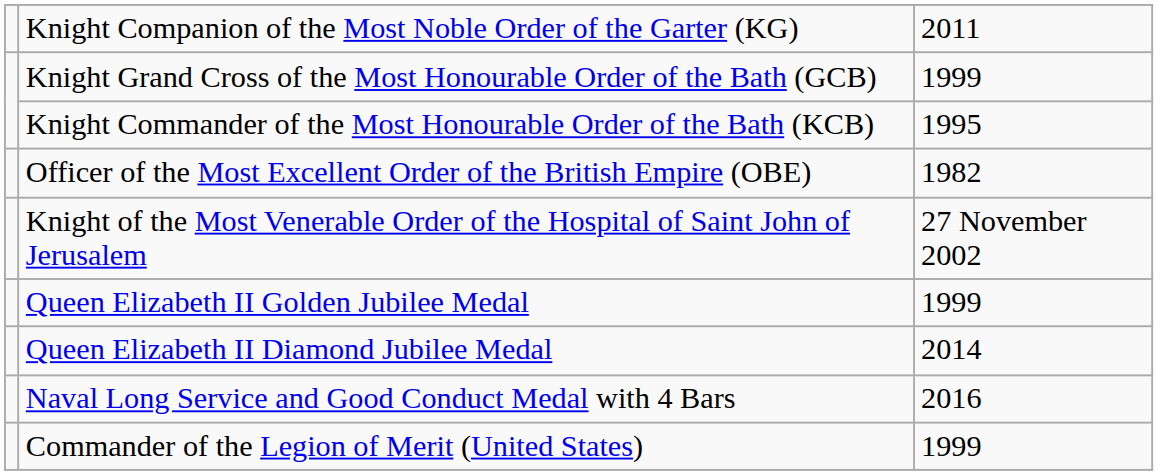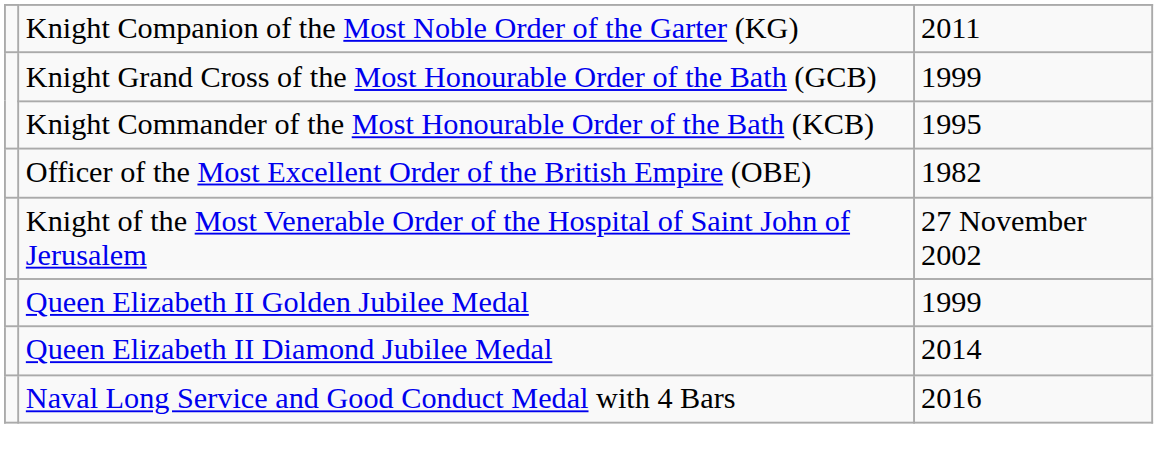- row: (334, 446)
